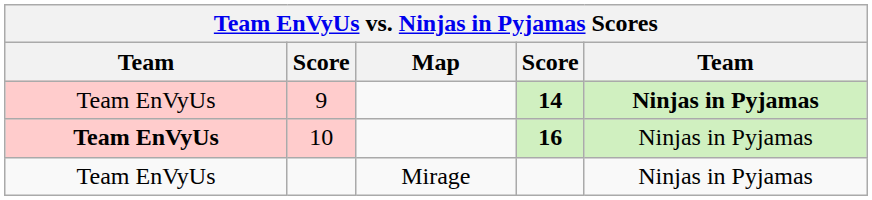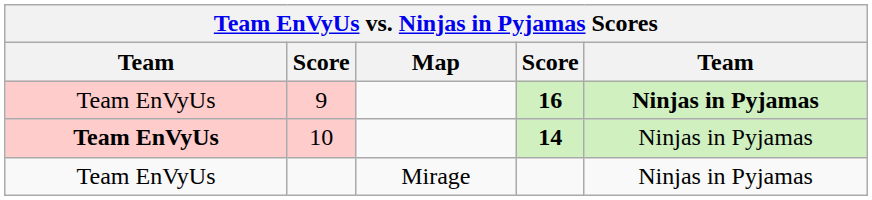(550, 99) 14 -> (550, 99) 16
(550, 137) 16 -> (550, 137) 14
